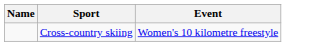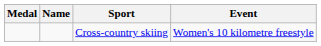+ column: (22, 14)
